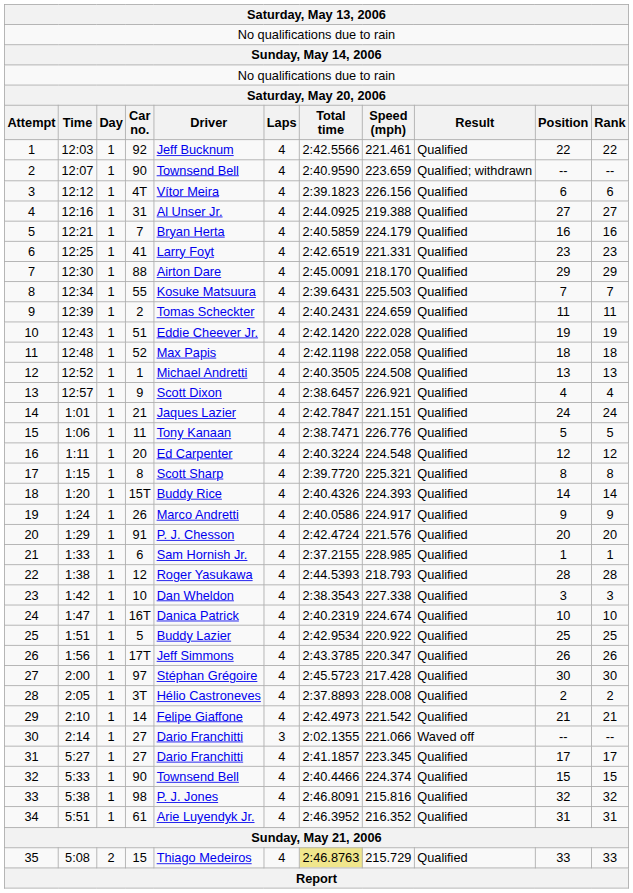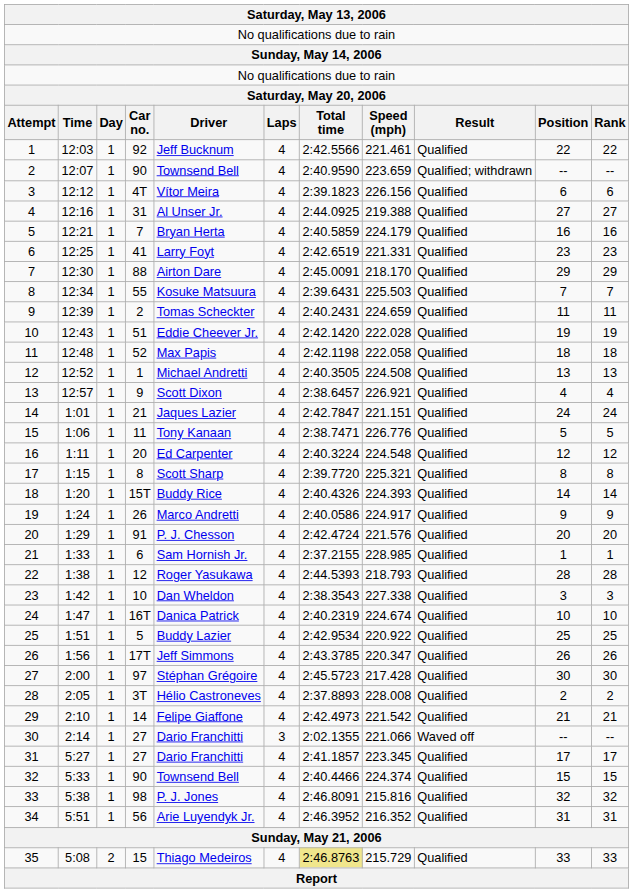(140, 817) 61 -> (140, 817) 56
